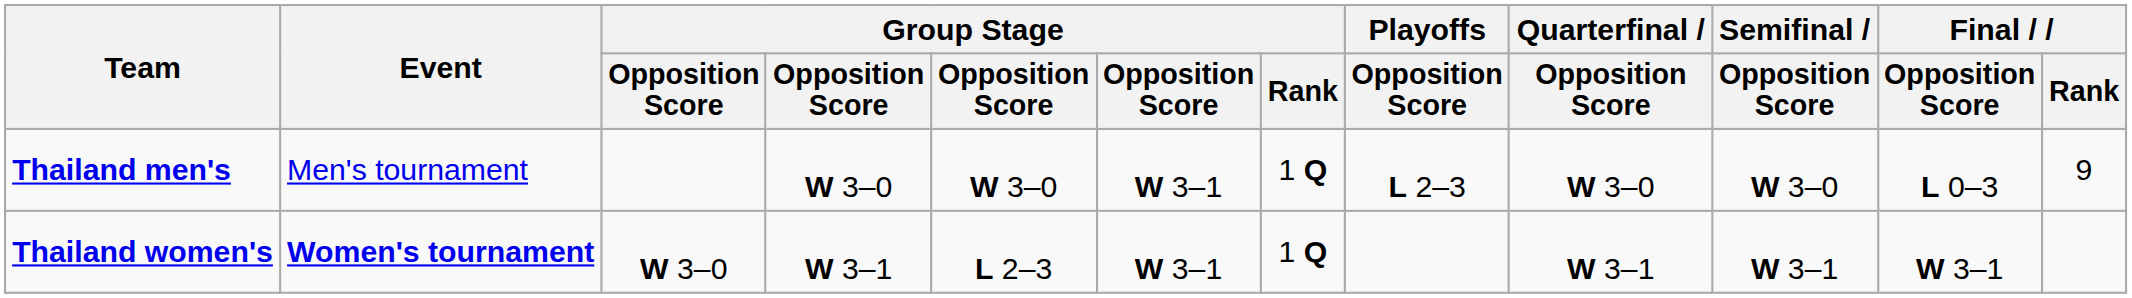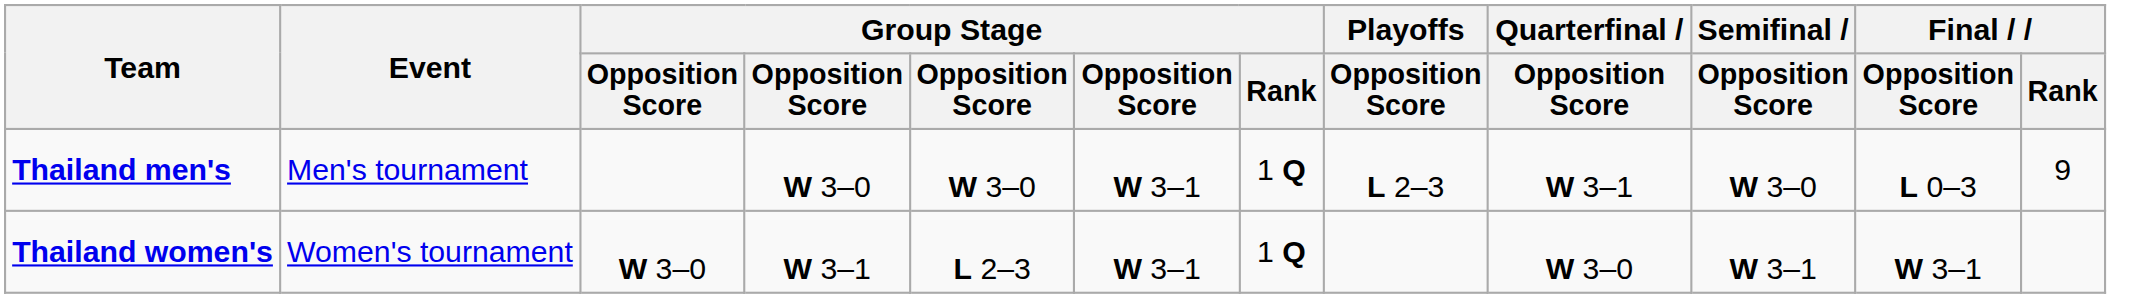(1611, 187) W 3–0 -> (1589, 187) W 3–1
(441, 252) bold -> (430, 252) normal
(1611, 269) W 3–1 -> (1589, 269) W 3–0
